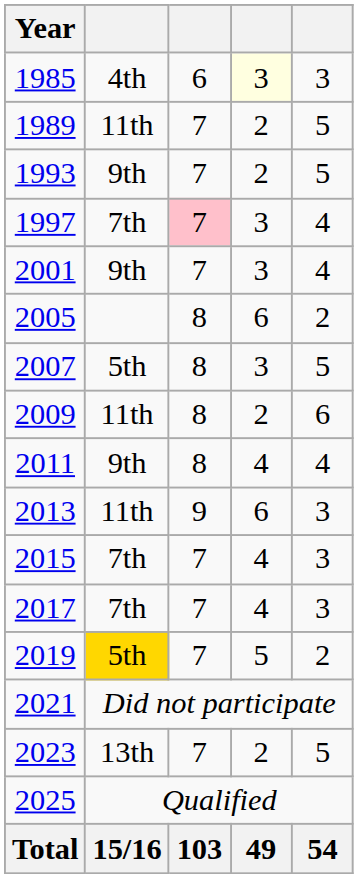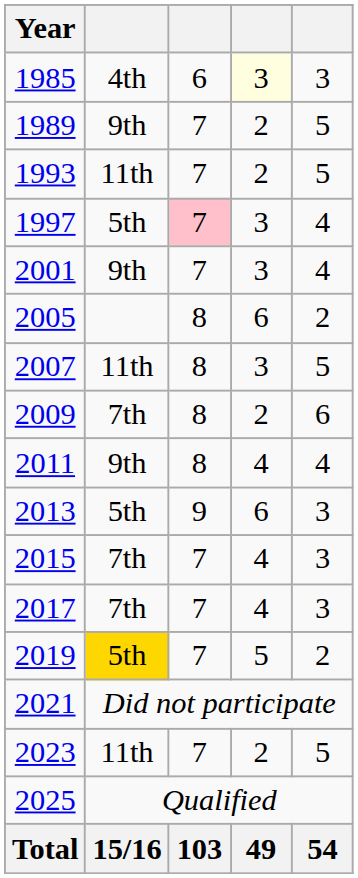(127, 125) 11th -> (127, 125) 9th
(127, 173) 9th -> (127, 173) 11th
(127, 221) 7th -> (127, 221) 5th
(127, 366) 5th -> (127, 366) 11th
(127, 414) 11th -> (127, 414) 7th
(127, 510) 11th -> (127, 510) 5th
(127, 751) 13th -> (127, 751) 11th
